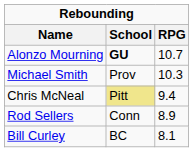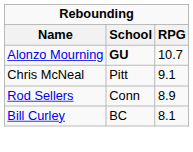- row: (48, 75)
(119, 95) khaki background -> (119, 75) no background
(167, 95) 9.4 -> (167, 75) 9.1
